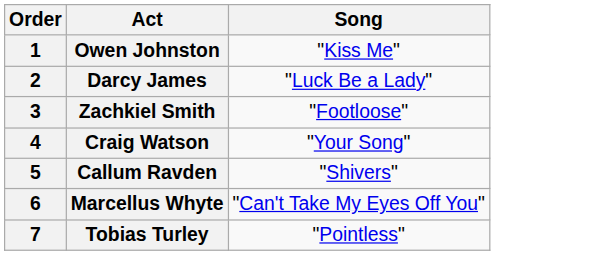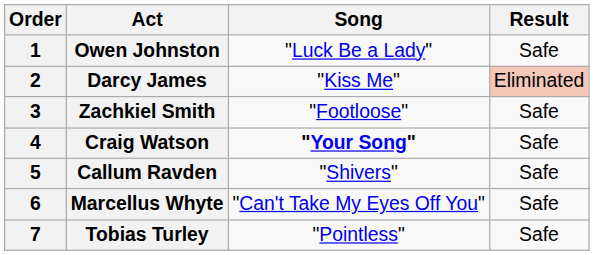+ column: (539, 19)
(359, 50) "Kiss Me" -> (359, 50) "Luck Be a Lady"
(359, 81) "Luck Be a Lady" -> (359, 81) "Kiss Me"
(359, 142) normal -> (359, 142) bold
